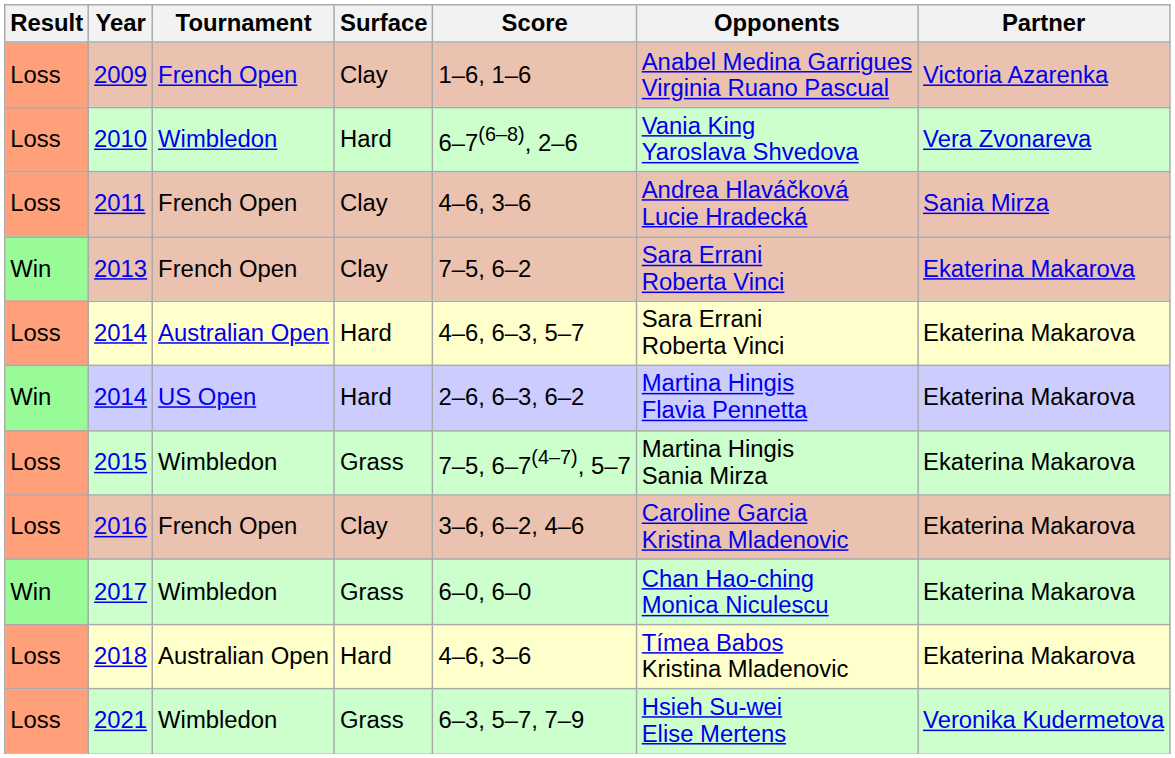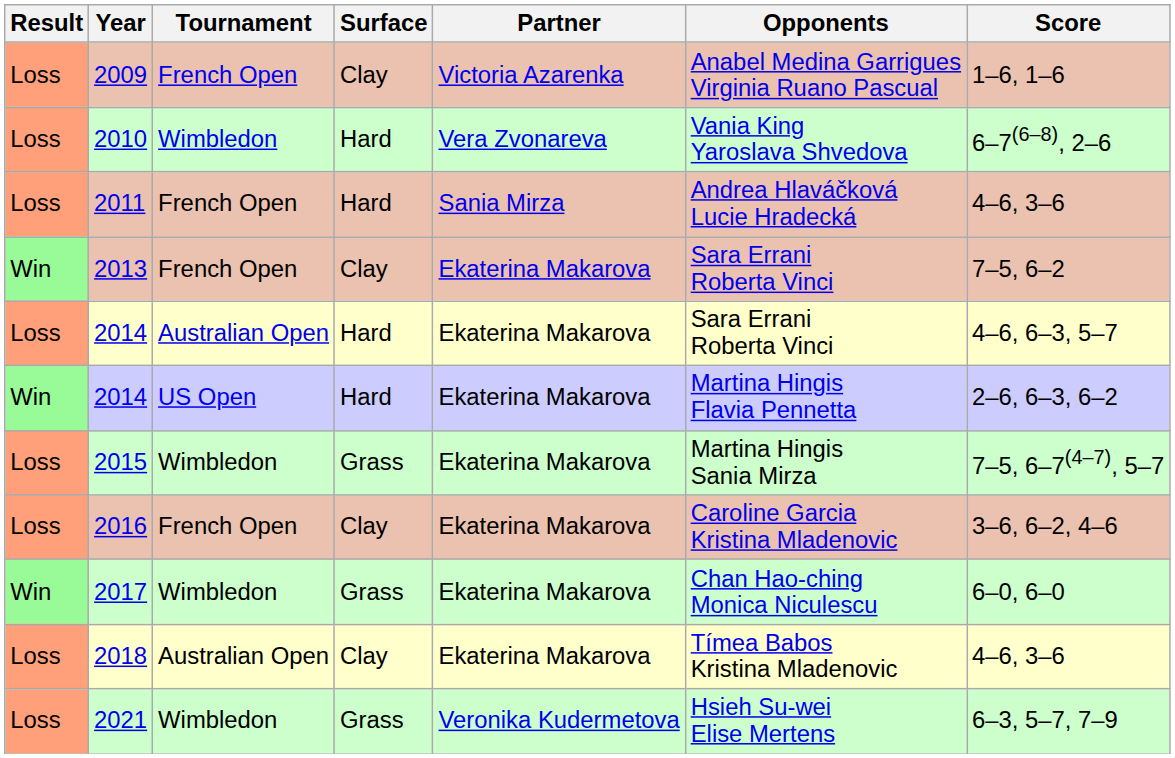columns swapped: (1044, 23) <-> (535, 23)
(364, 203) Clay -> (366, 203) Hard
(366, 656) Hard -> (364, 656) Clay
